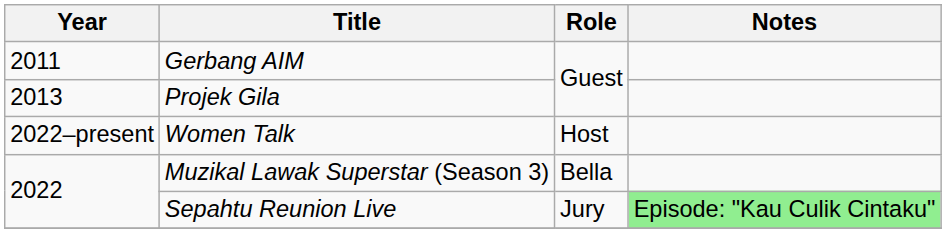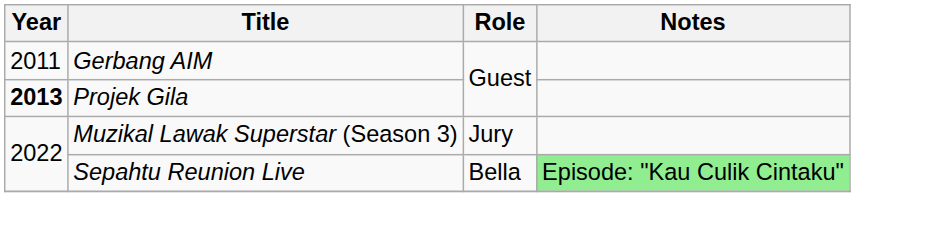(36, 97) normal -> (36, 97) bold
- row: (230, 135)
(586, 172) Bella -> (491, 135) Jury
(582, 209) Jury -> (495, 172) Bella
